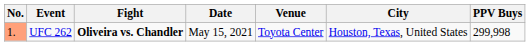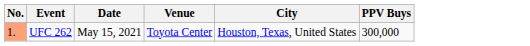- column: (130, 13)
(492, 31) 299,998 -> (380, 31) 300,000
